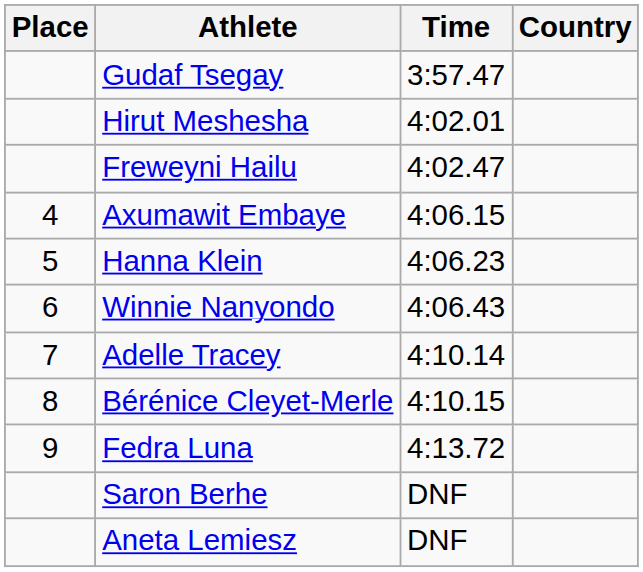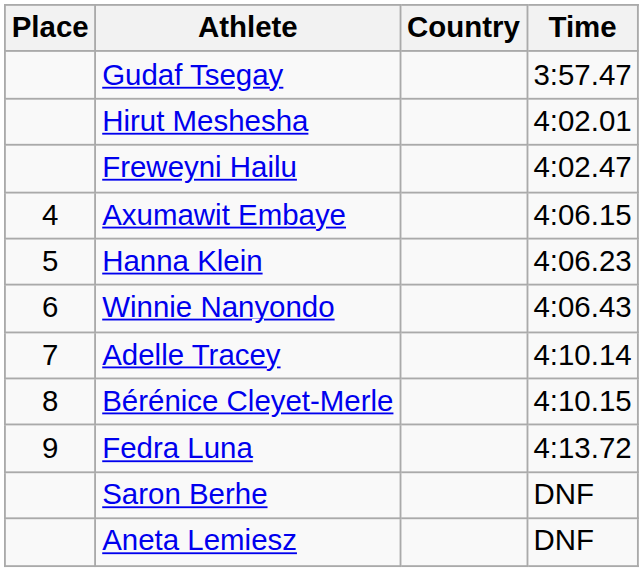columns swapped: (575, 27) <-> (456, 27)
